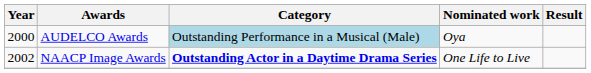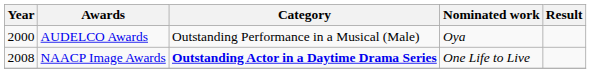(296, 36) lightblue background -> (296, 36) no background
(21, 57) 2002 -> (21, 57) 2008
